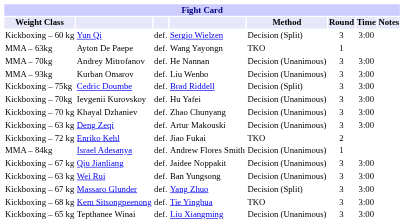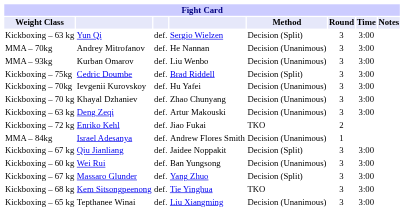(40, 35) Kickboxing – 60 kg -> (40, 35) Kickboxing – 63 kg
- row: (105, 48)
(287, 163) Decision (Unanimous) -> (275, 151) Decision (Split)
(40, 176) Kickboxing – 63 kg -> (40, 163) Kickboxing – 60 kg
